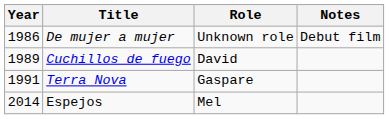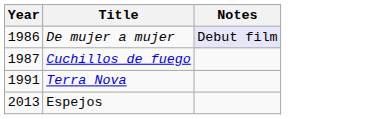- column: (245, 15)
(340, 37) no background -> (237, 37) lavender background
(24, 59) 1989 -> (24, 59) 1987
(24, 103) 2014 -> (24, 103) 2013
